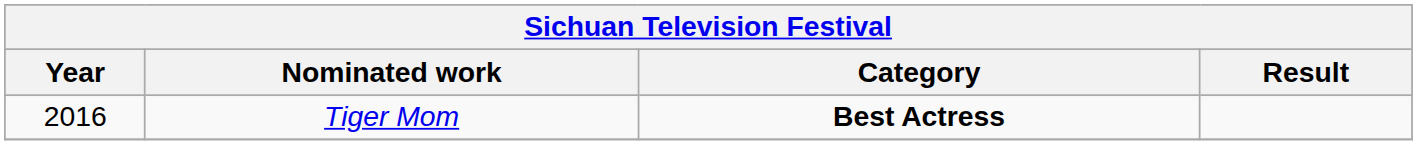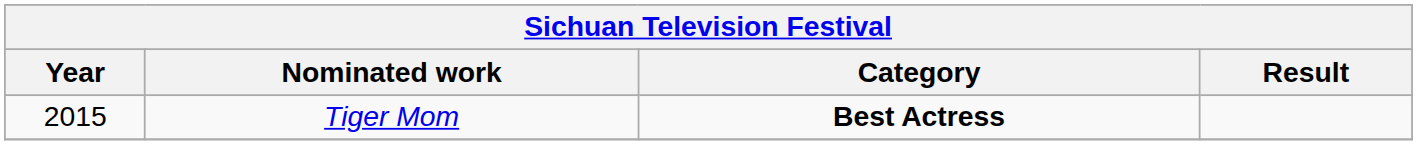(75, 116) 2016 -> (75, 116) 2015
